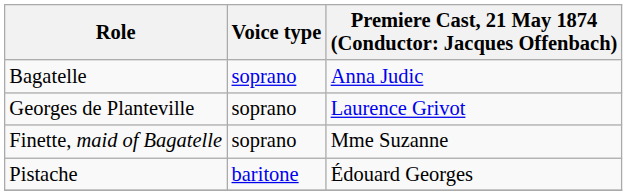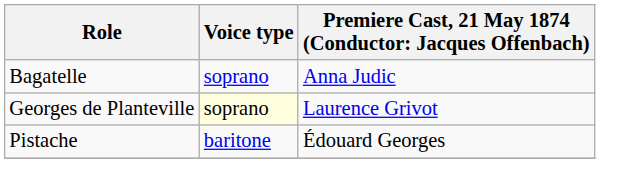(264, 108) no background -> (236, 108) lightyellow background
- row: (116, 141)
